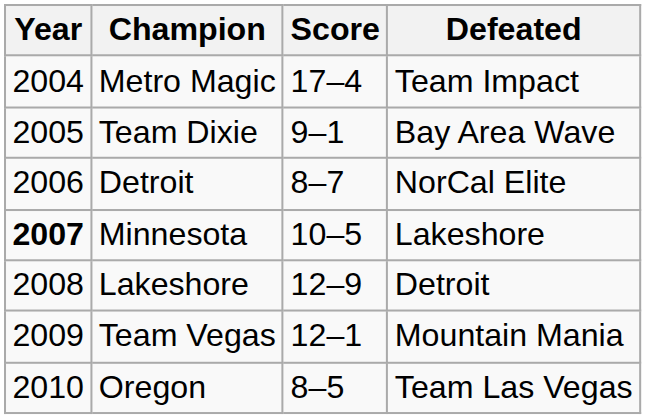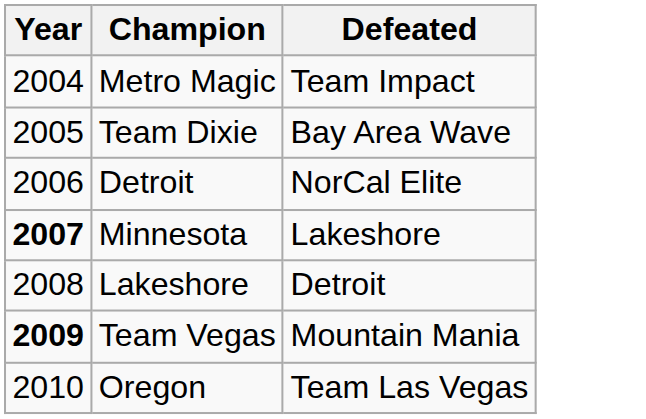- column: (335, 30)
(48, 336) normal -> (48, 336) bold
